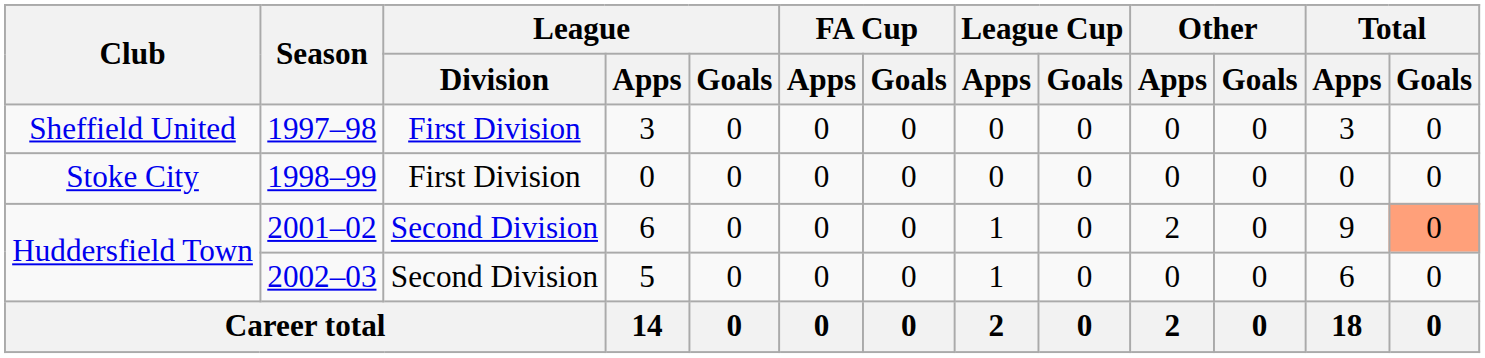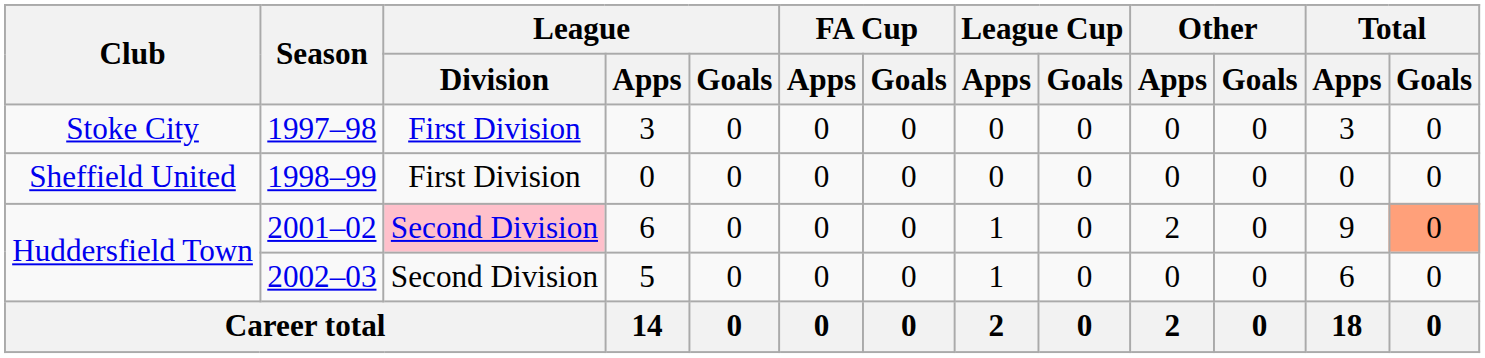(133, 128) Sheffield United -> (133, 128) Stoke City
(133, 177) Stoke City -> (133, 177) Sheffield United
(494, 227) no background -> (494, 227) pink background
